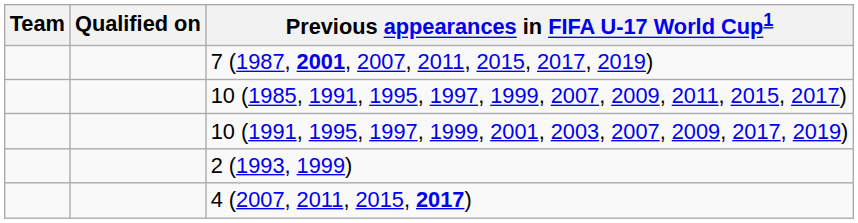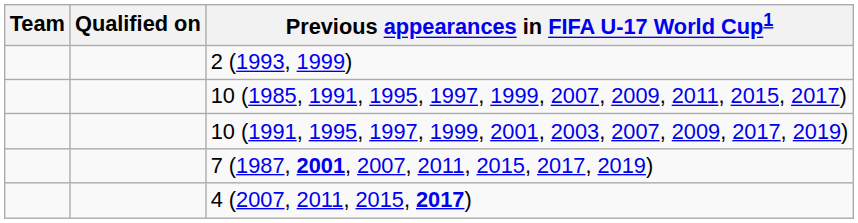rows swapped: (281, 165) <-> (432, 62)
